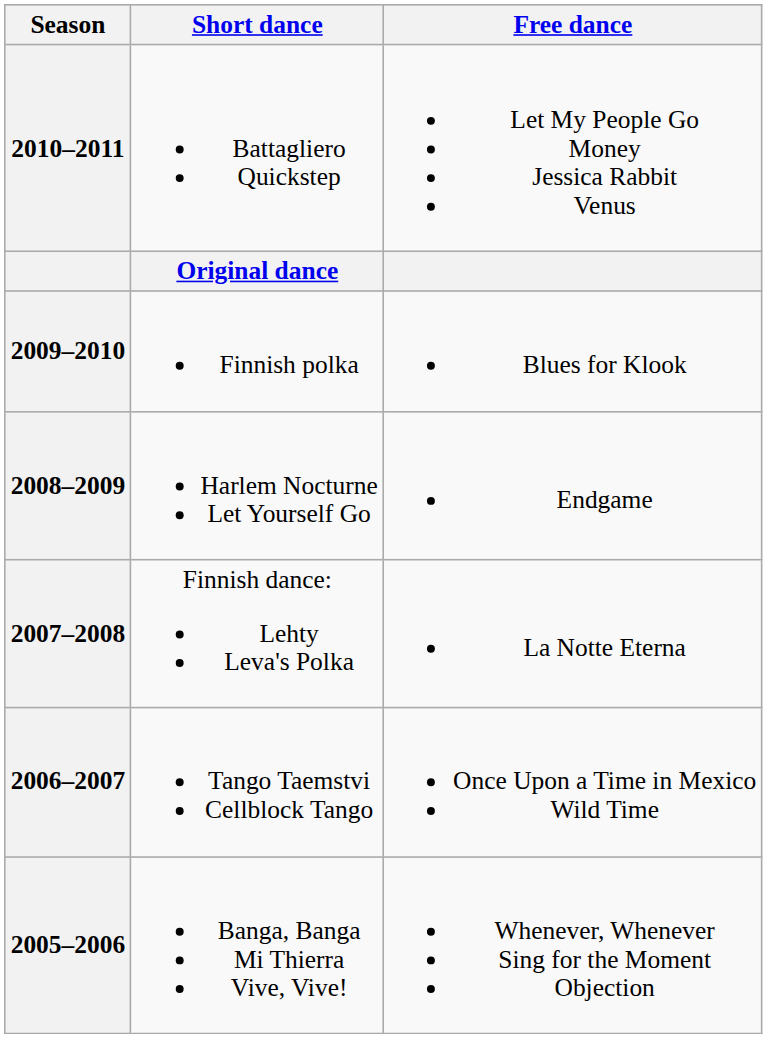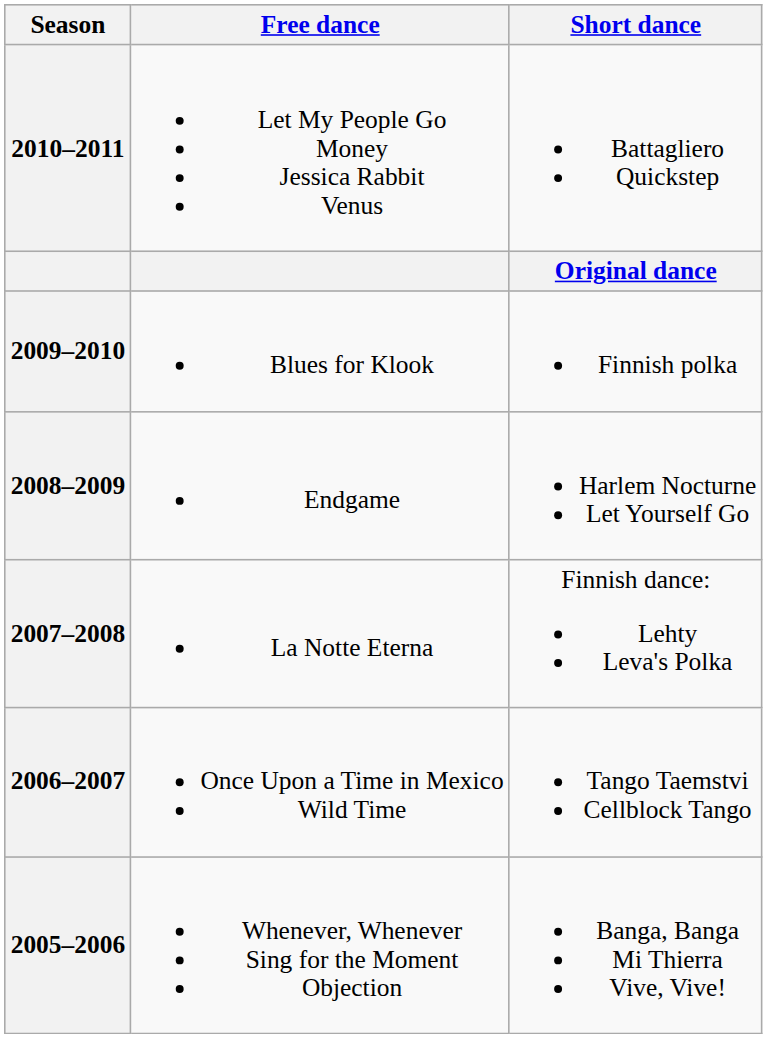columns swapped: (257, 24) <-> (573, 24)
